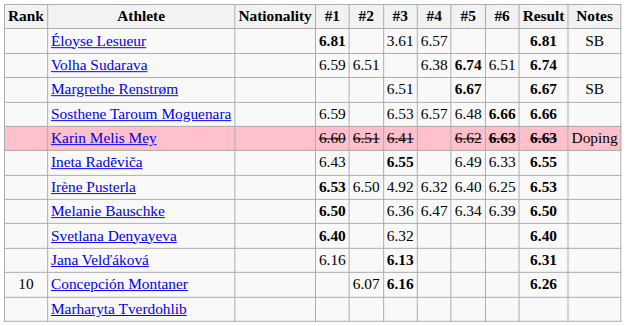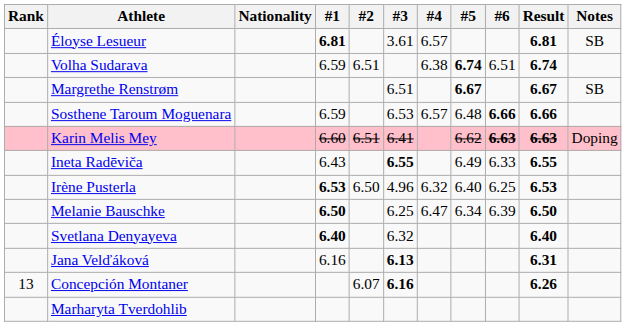(400, 187) 4.92 -> (400, 187) 4.96
(400, 211) 6.36 -> (400, 211) 6.25
(26, 284) 10 -> (26, 284) 13
